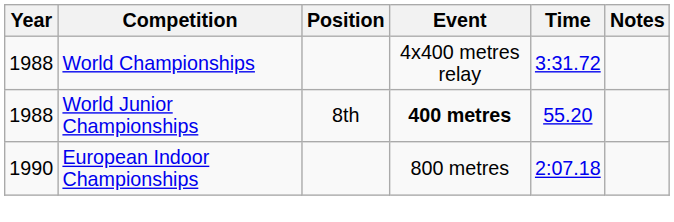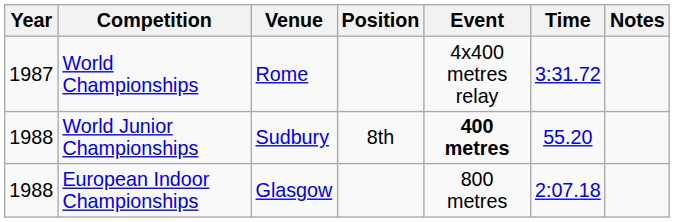+ column: (294, 21)
(31, 63) 1988 -> (31, 74) 1987
(31, 169) 1990 -> (31, 191) 1988
